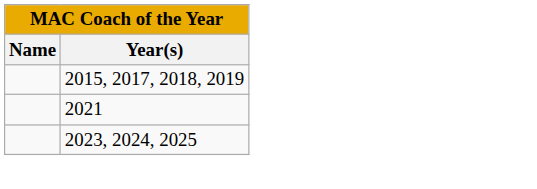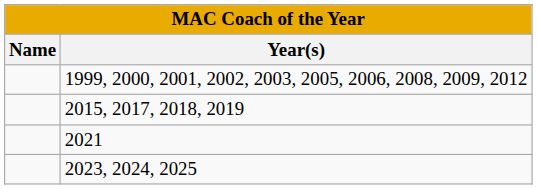+ row: (296, 79)
